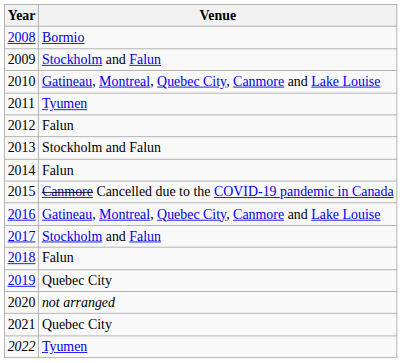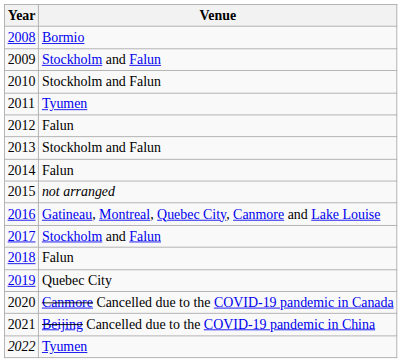(211, 81) Gatineau, Montreal, Quebec City, Canmore and Lake Louise -> (101, 81) Stockholm and Falun
(218, 192) Canmore Cancelled due to the COVID-19 pandemic in Canada -> (78, 192) not arranged
(78, 302) not arranged -> (218, 302) Canmore Cancelled due to the COVID-19 pandemic in Canada
(77, 324) Quebec City -> (209, 324) Beijing Cancelled due to the COVID-19 pandemic in China
